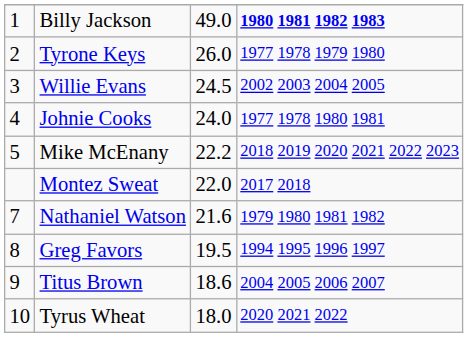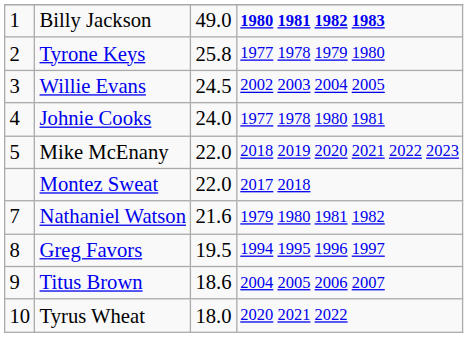(214, 53) 26.0 -> (214, 53) 25.8
(214, 151) 22.2 -> (214, 151) 22.0
